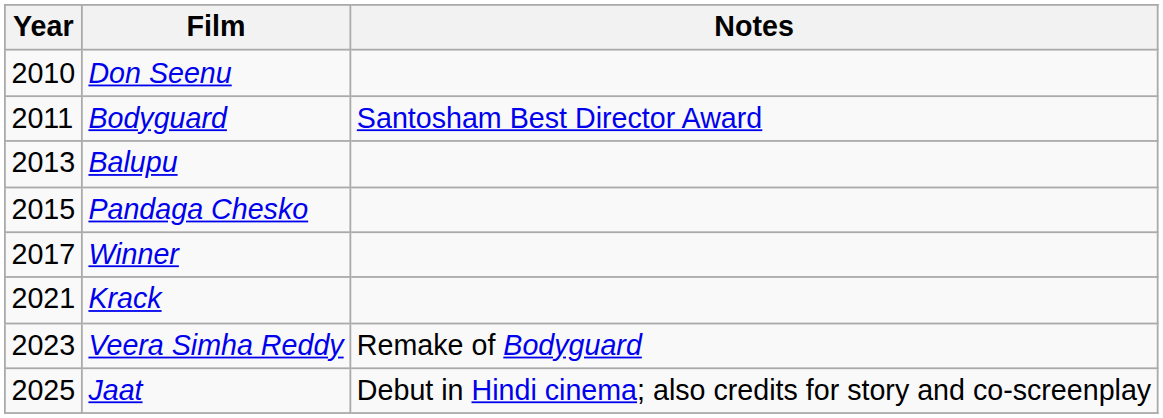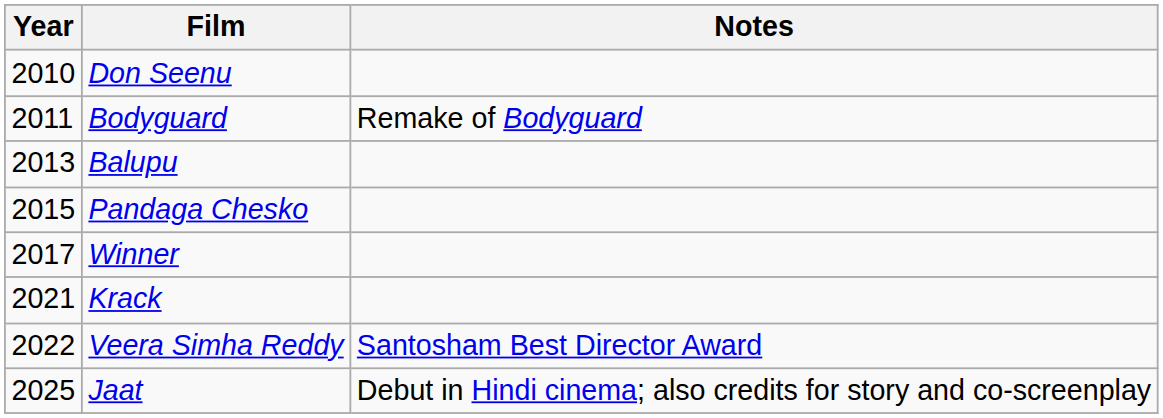(560, 118) Santosham Best Director Award -> (499, 118) Remake of Bodyguard
(43, 345) 2023 -> (43, 345) 2022
(499, 345) Remake of Bodyguard -> (560, 345) Santosham Best Director Award
